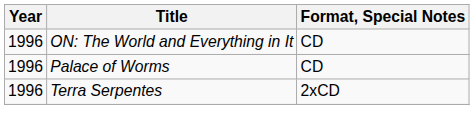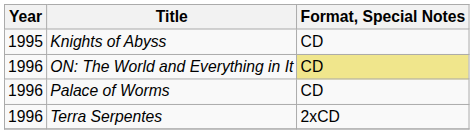+ row: (108, 41)
(312, 41) no background -> (312, 66) khaki background
